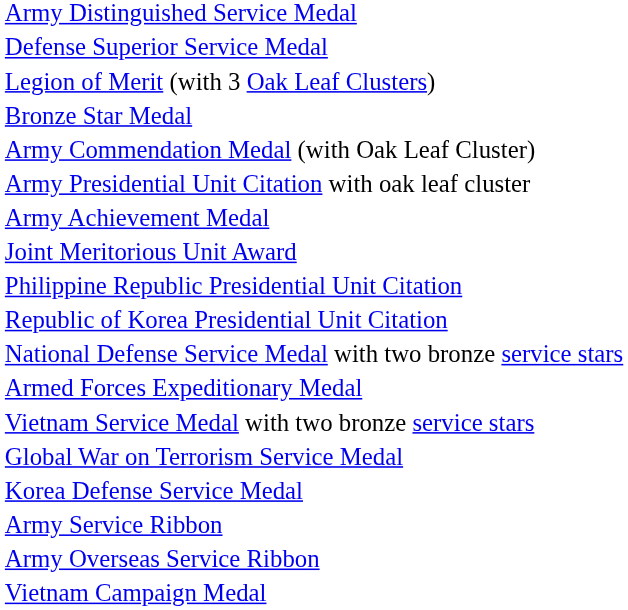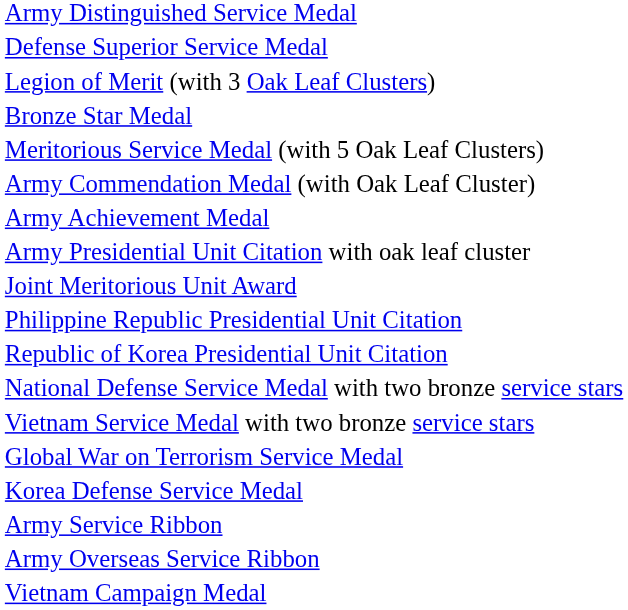+ row: (274, 149)
rows swapped: (137, 217) <-> (268, 183)
- row: (184, 388)
